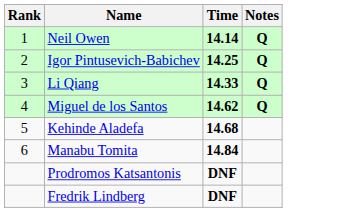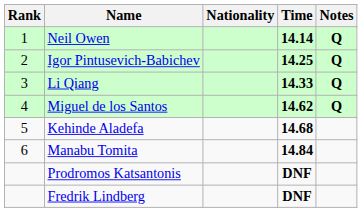+ column: (240, 15)
